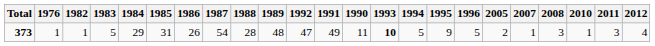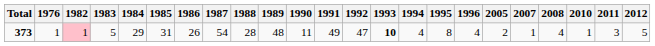columns swapped: (357, 14) <-> (301, 14)
(85, 32) no background -> (85, 32) pink background
(421, 32) 5 -> (421, 32) 4
(449, 32) 9 -> (449, 32) 8
(477, 32) 5 -> (477, 32) 4
(561, 32) 3 -> (561, 32) 4
(644, 32) 4 -> (644, 32) 5
